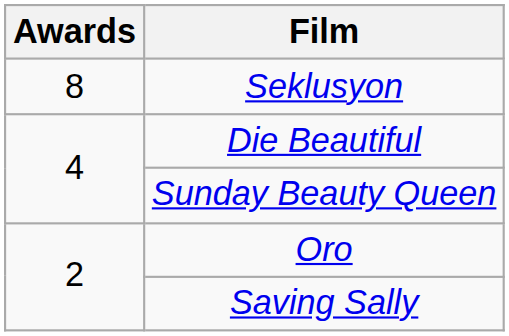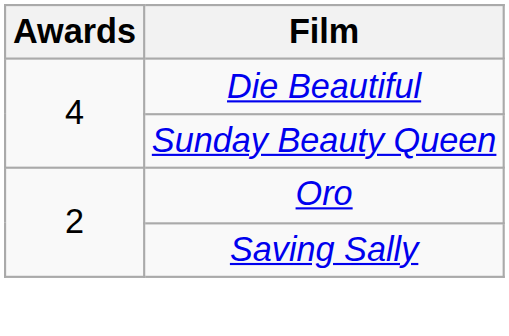- row: (324, 85)
